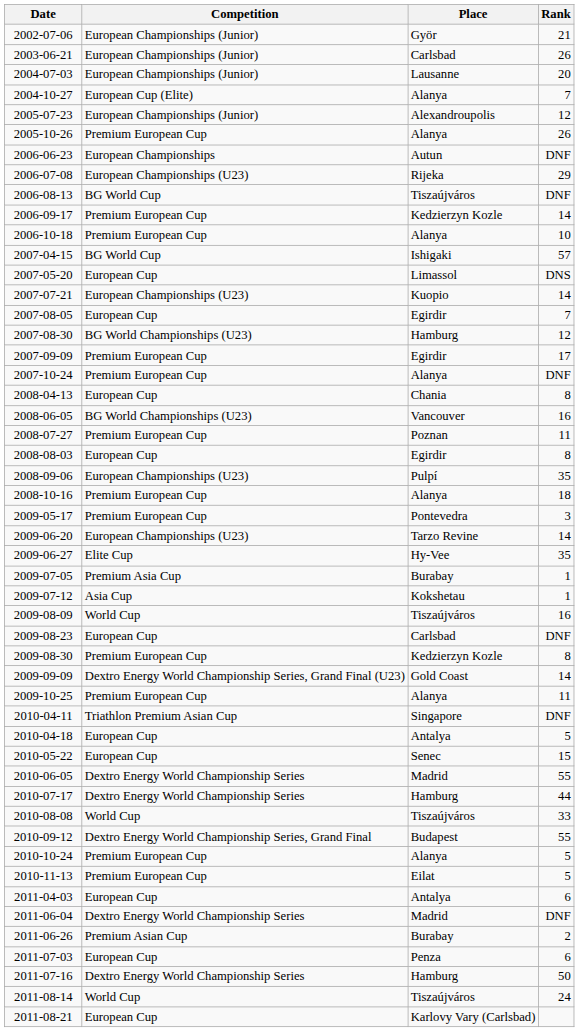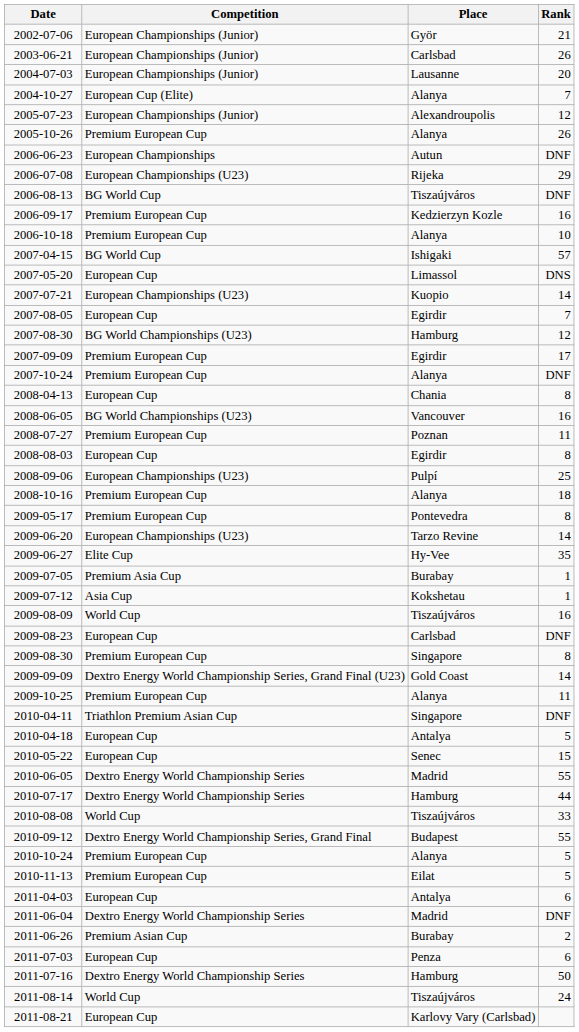(564, 214) 14 -> (564, 214) 16
(564, 475) 35 -> (564, 475) 25
(568, 515) 3 -> (568, 515) 8
(456, 656) Kedzierzyn Kozle -> (436, 656) Singapore
